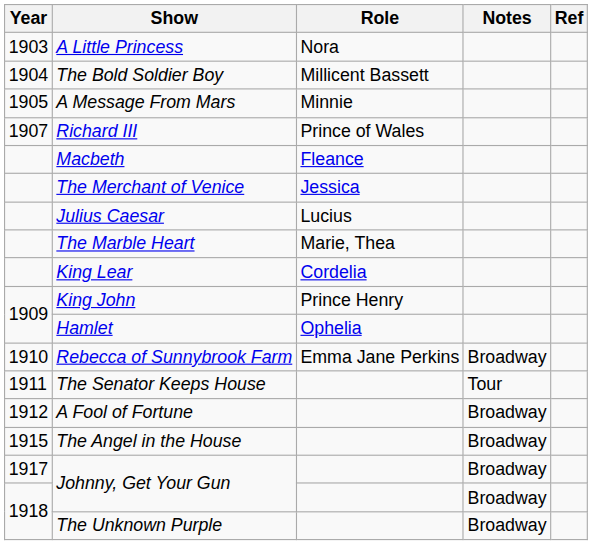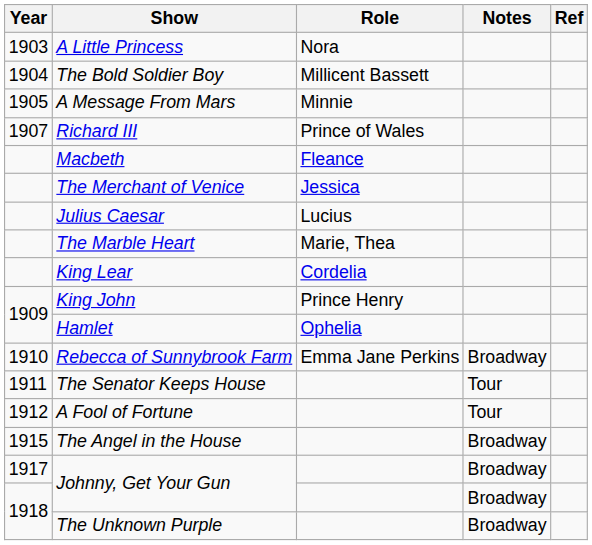(507, 412) Broadway -> (485, 412) Tour
